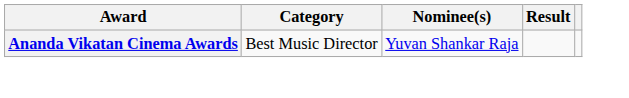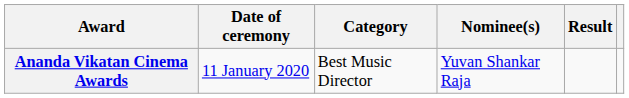+ column: (256, 26)
